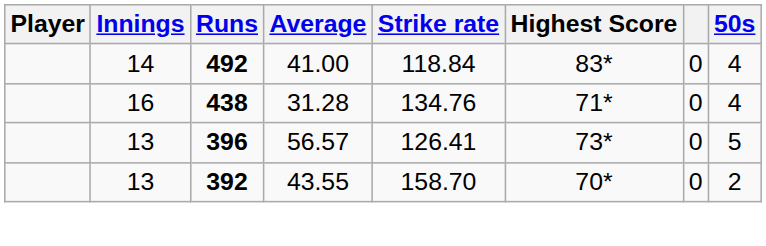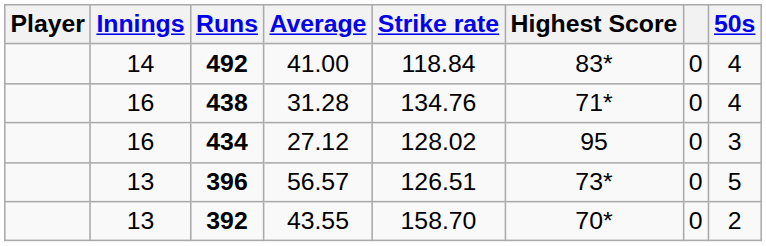+ row: (227, 142)
(438, 142) 126.41 -> (438, 181) 126.51
